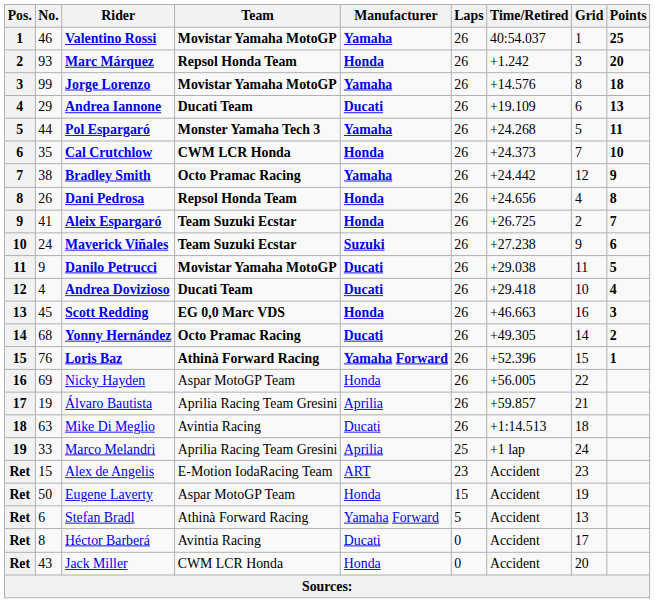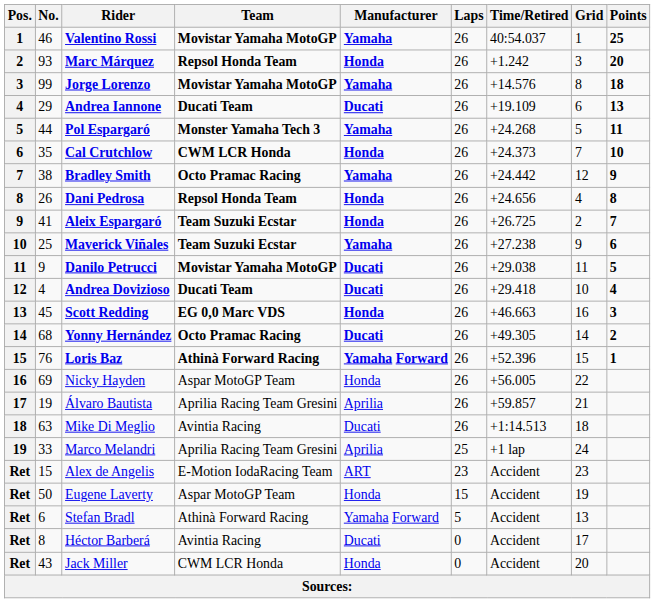(45, 244) 24 -> (45, 244) 25
(364, 244) Suzuki -> (368, 244) Yamaha
